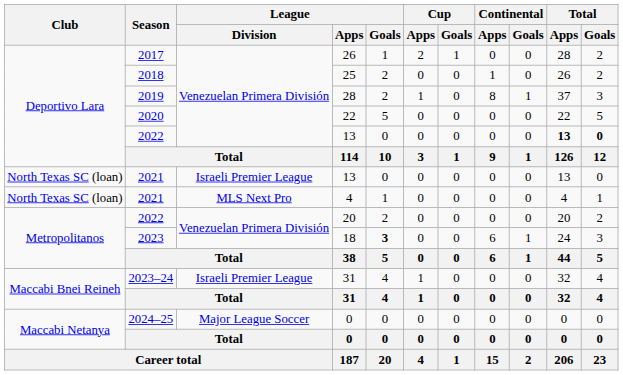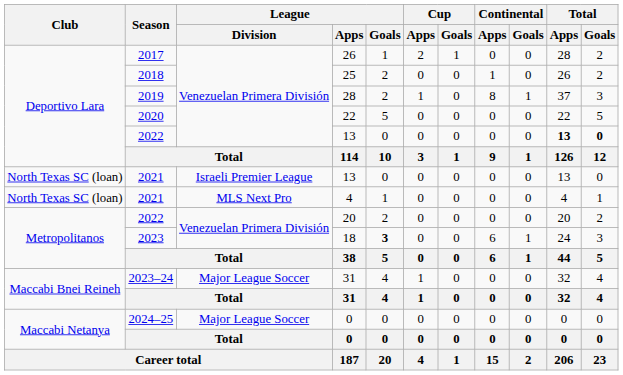(254, 278) Israeli Premier League -> (254, 278) Major League Soccer
